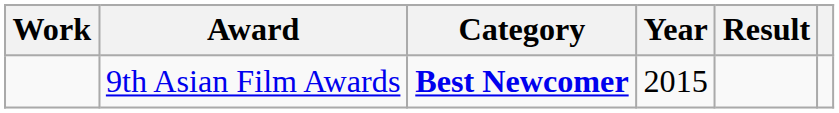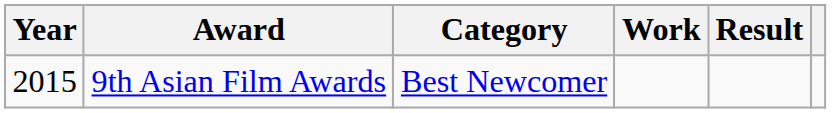columns swapped: (676, 30) <-> (52, 30)
(522, 81) bold -> (504, 81) normal
